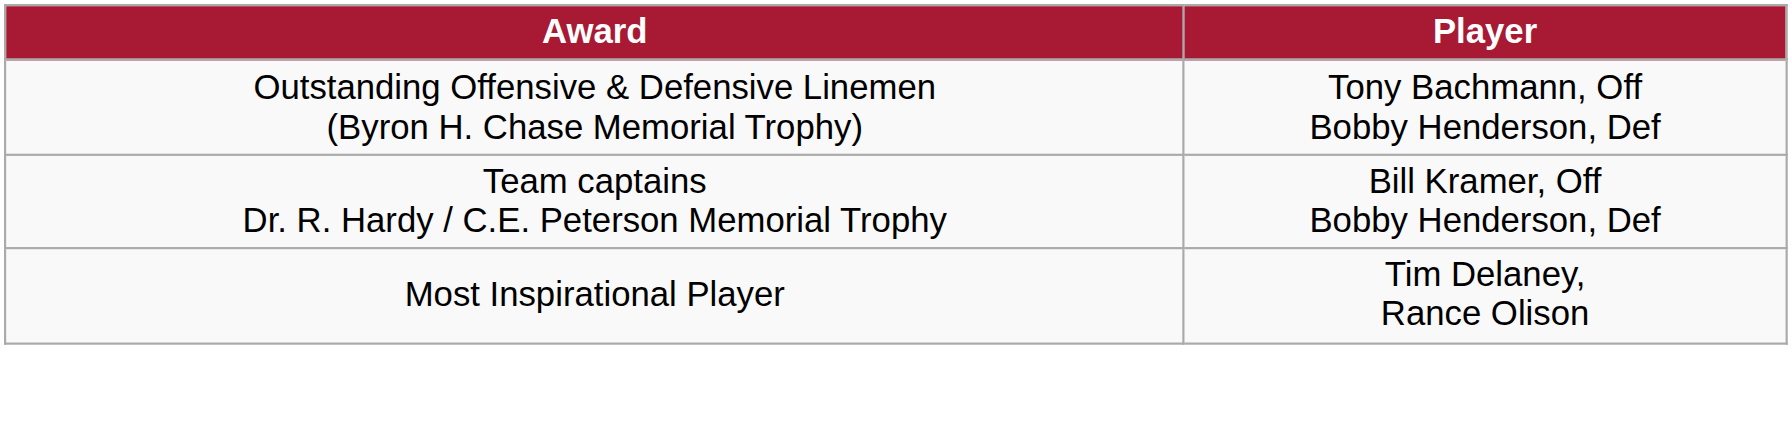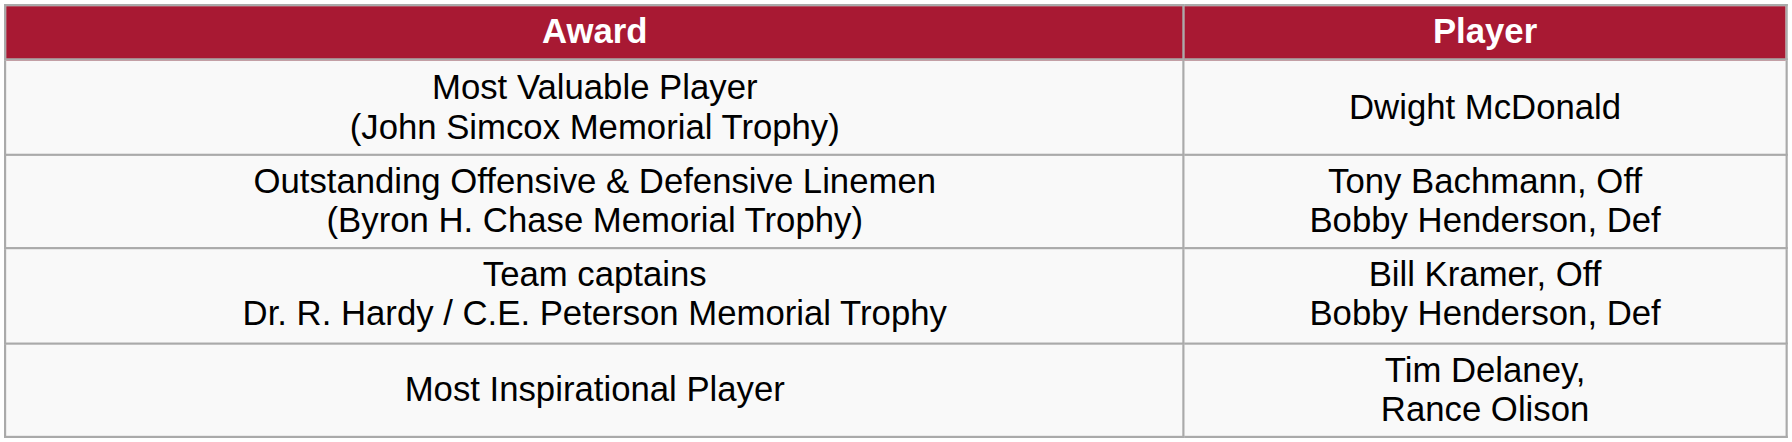+ row: (595, 106)
